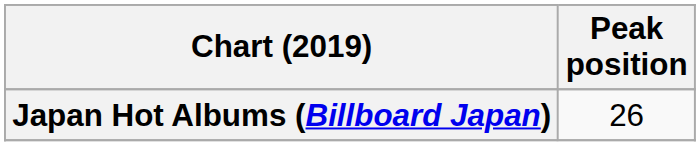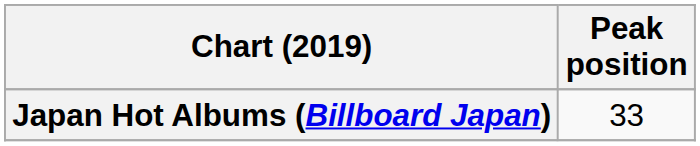(627, 114) 26 -> (627, 114) 33
